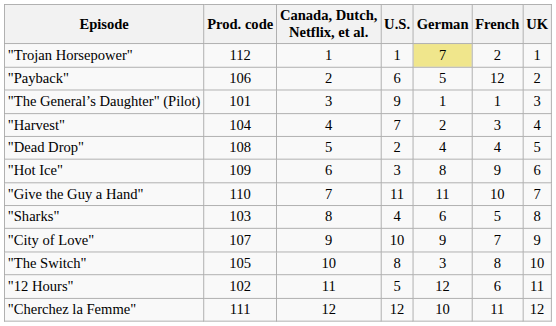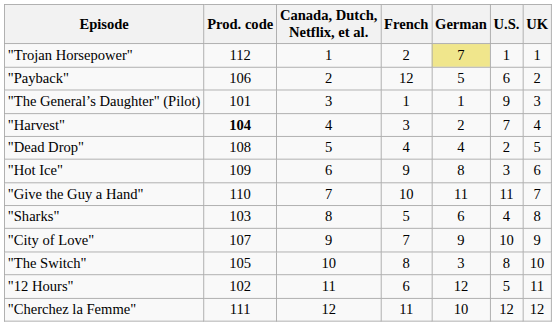columns swapped: (497, 24) <-> (397, 24)
(240, 124) normal -> (240, 124) bold
